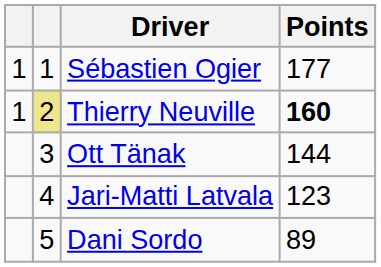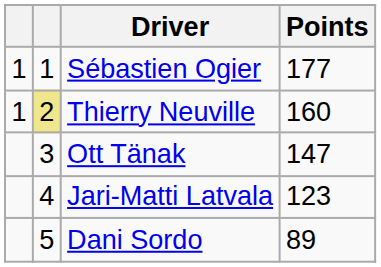(308, 111) bold -> (308, 111) normal
(308, 154) 144 -> (308, 154) 147
